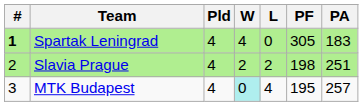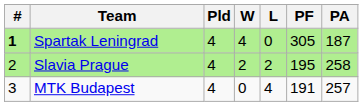(338, 40) 183 -> (338, 40) 187
(303, 64) 198 -> (303, 64) 195
(338, 64) 251 -> (338, 64) 258
(242, 88) paleturquoise background -> (242, 88) no background
(303, 88) 195 -> (303, 88) 191
